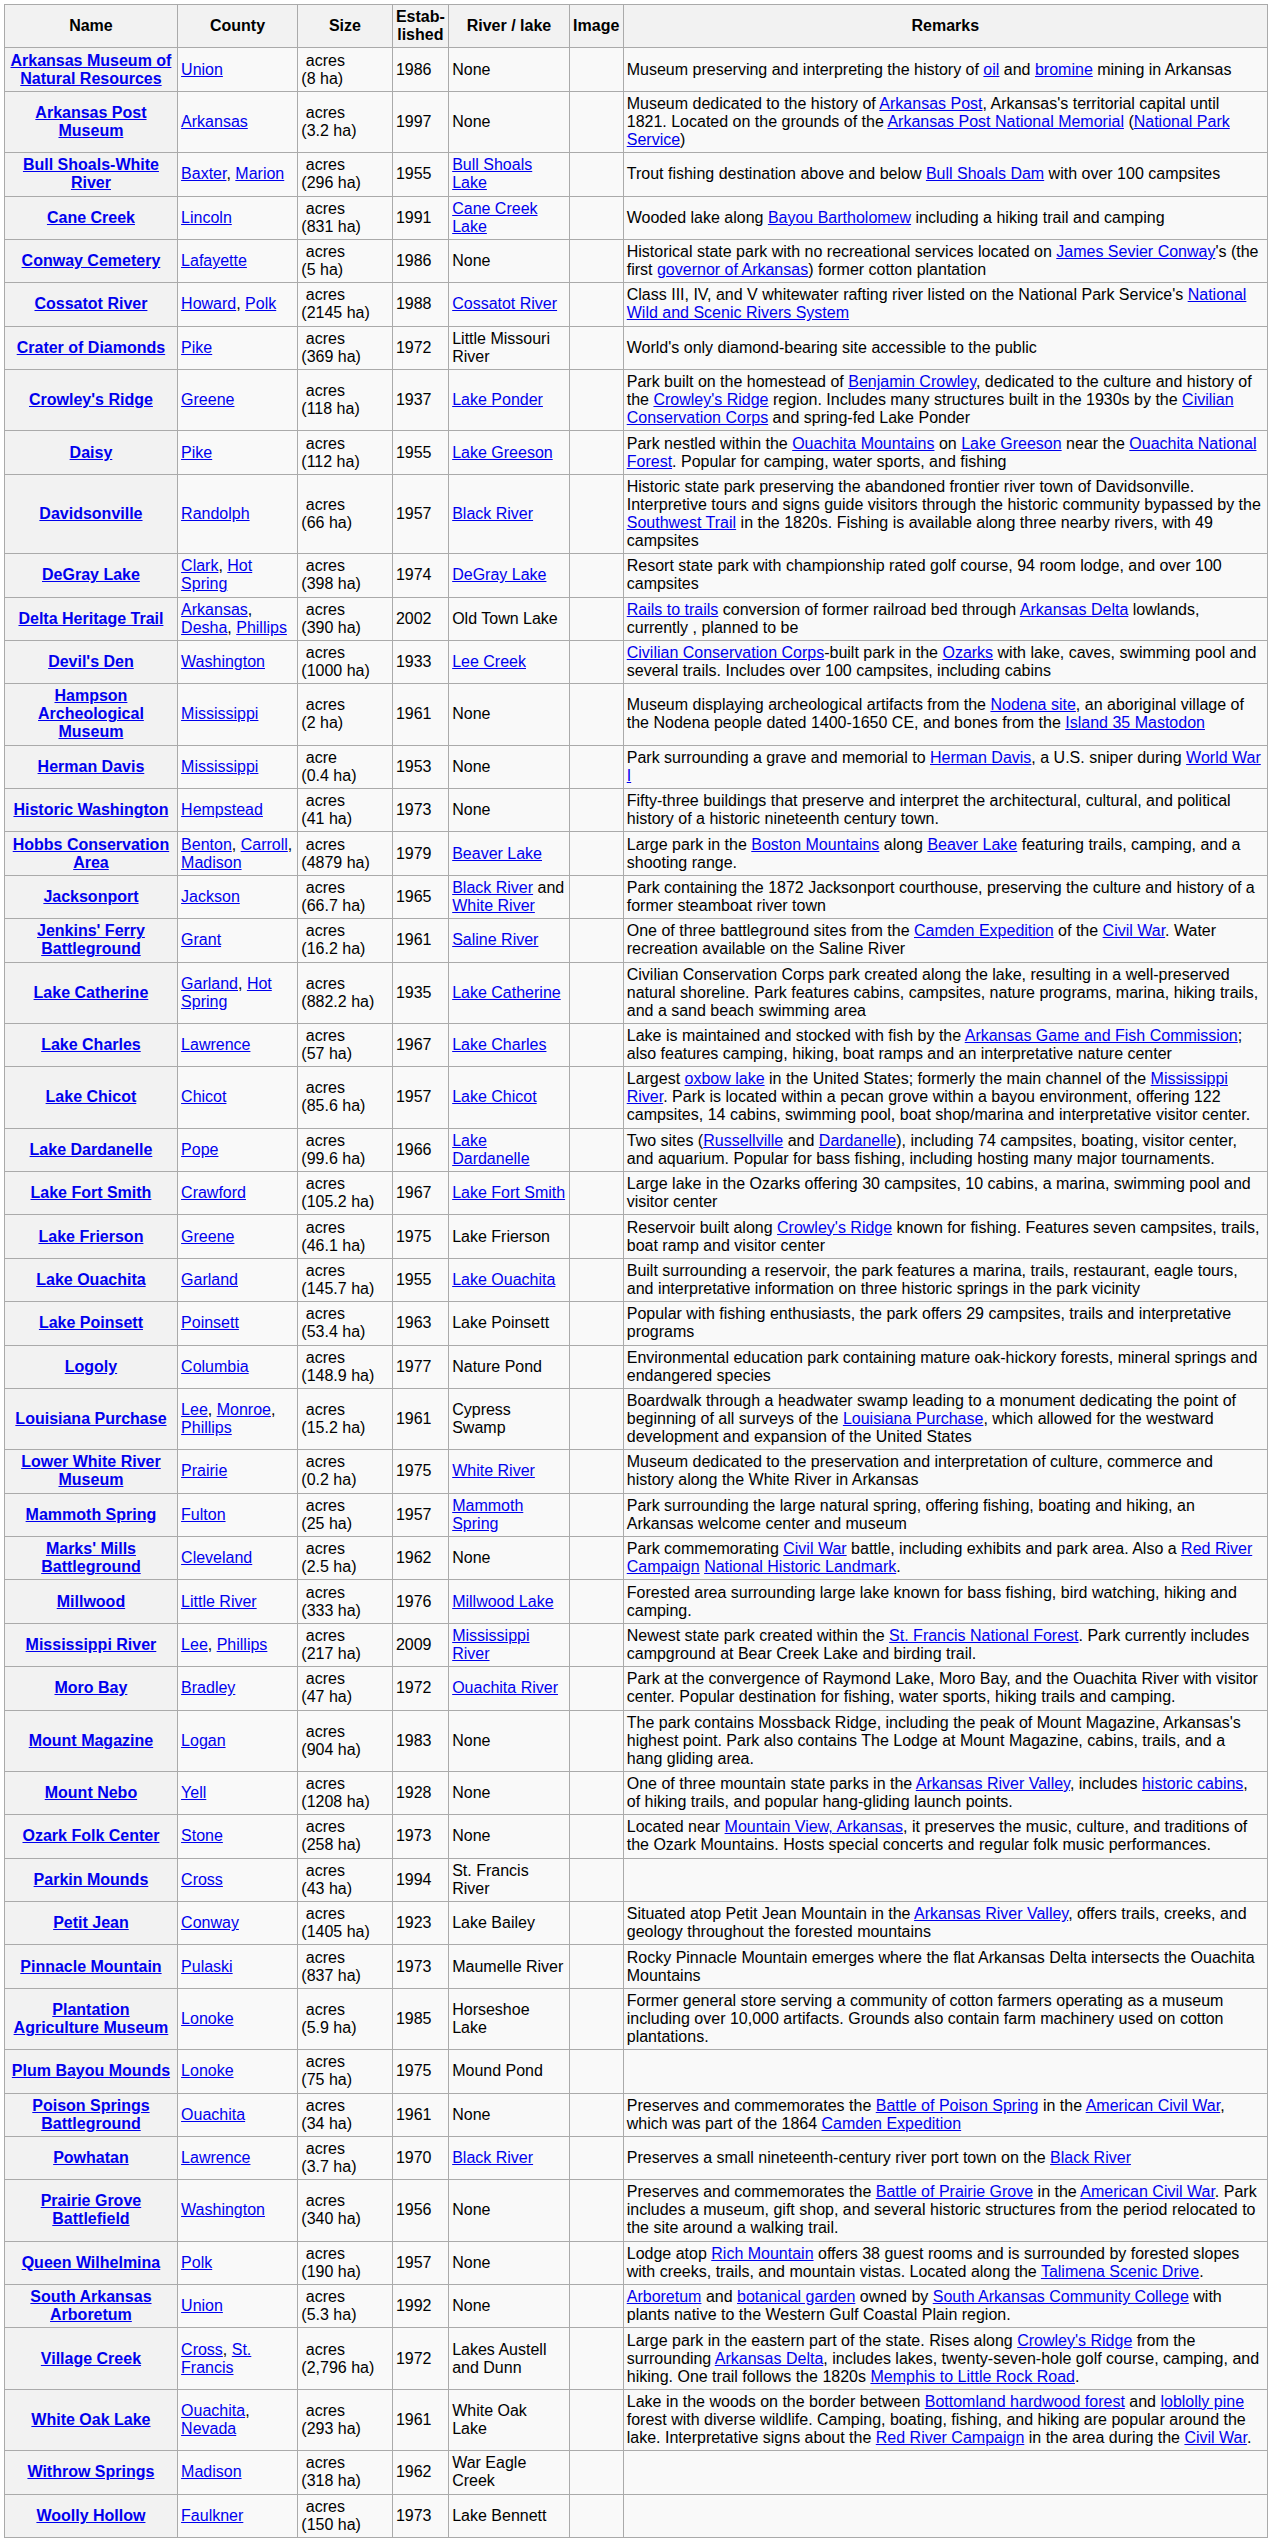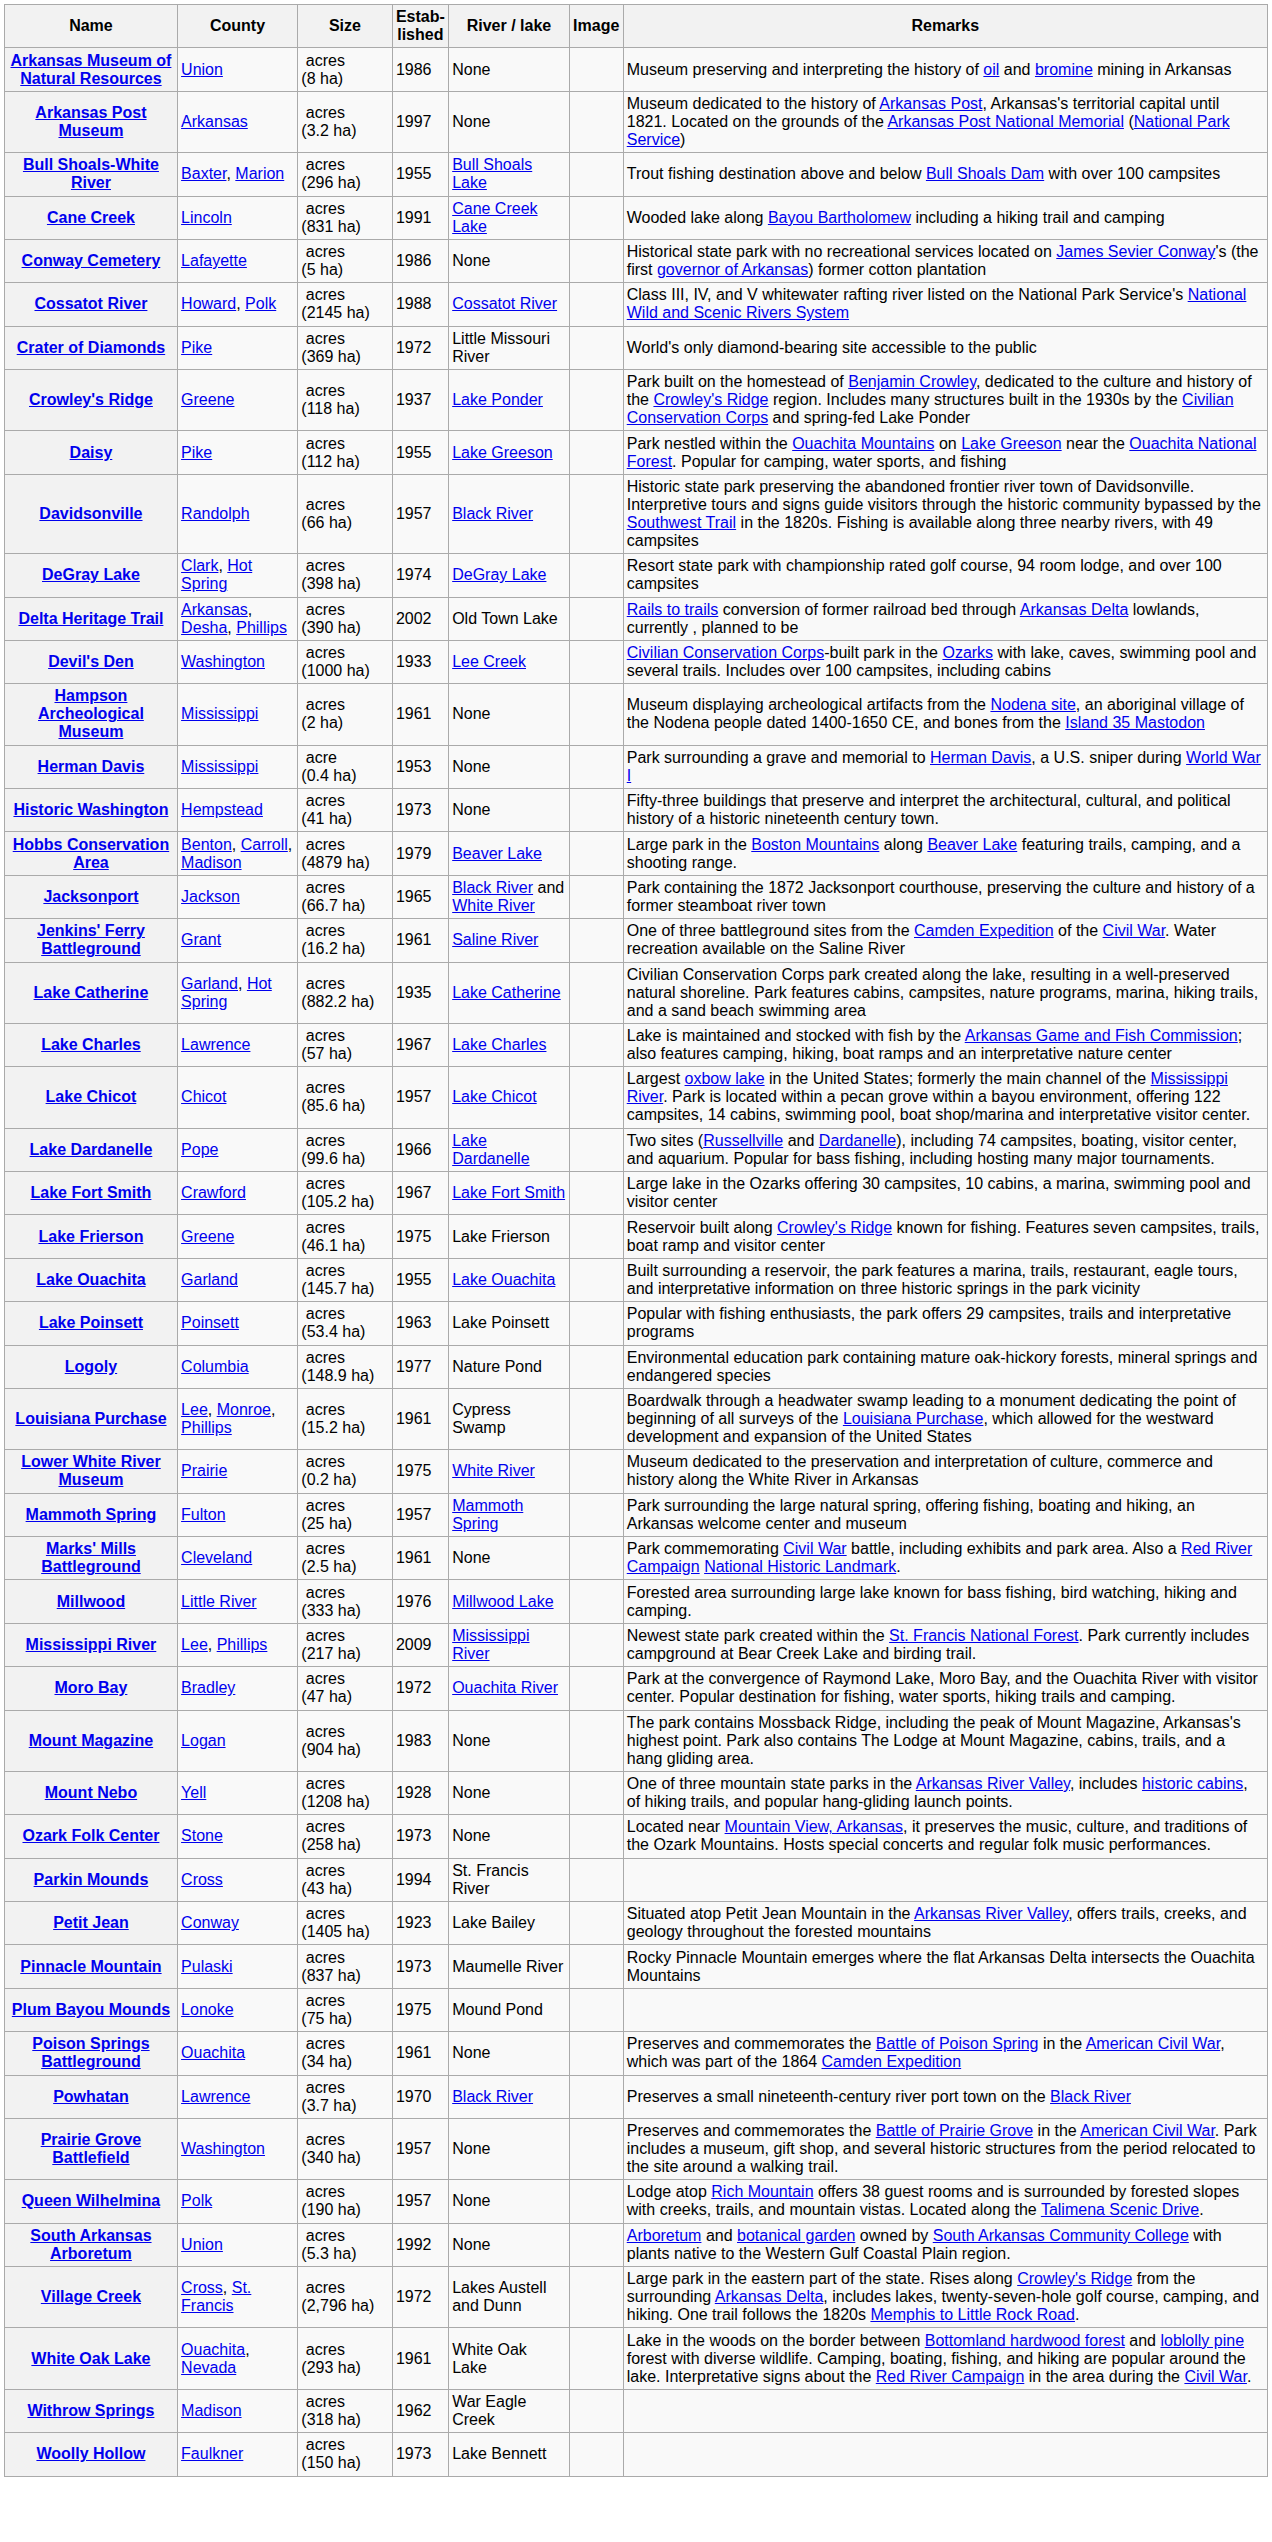(414, 1558) 1962 -> (414, 1558) 1961
- row: (91, 2018)
(414, 2210) 1956 -> (414, 2149) 1957
